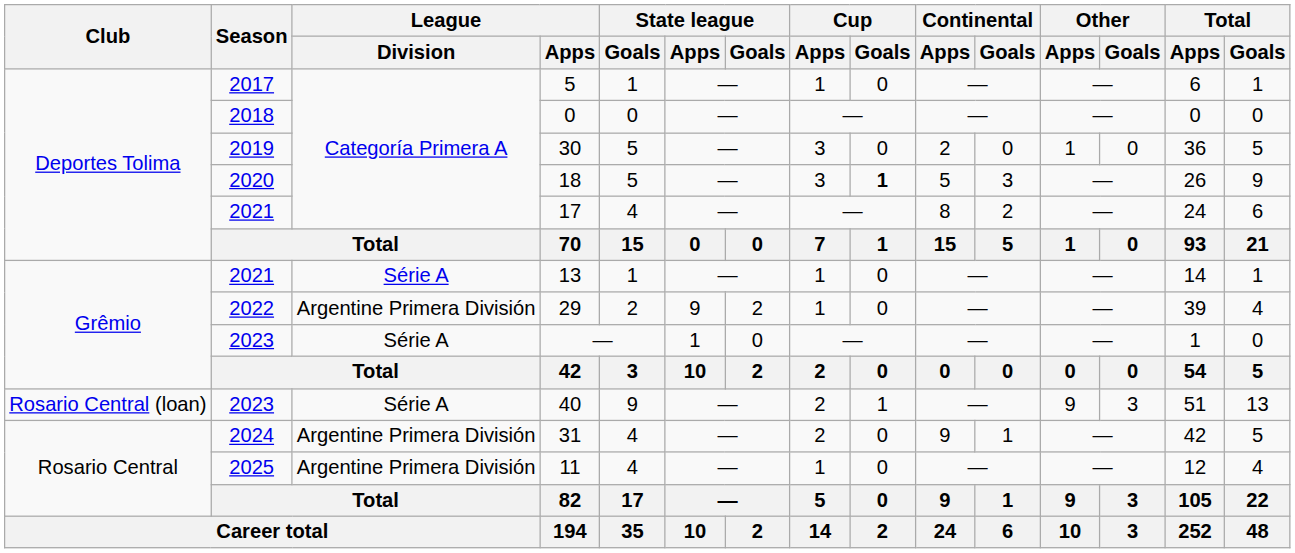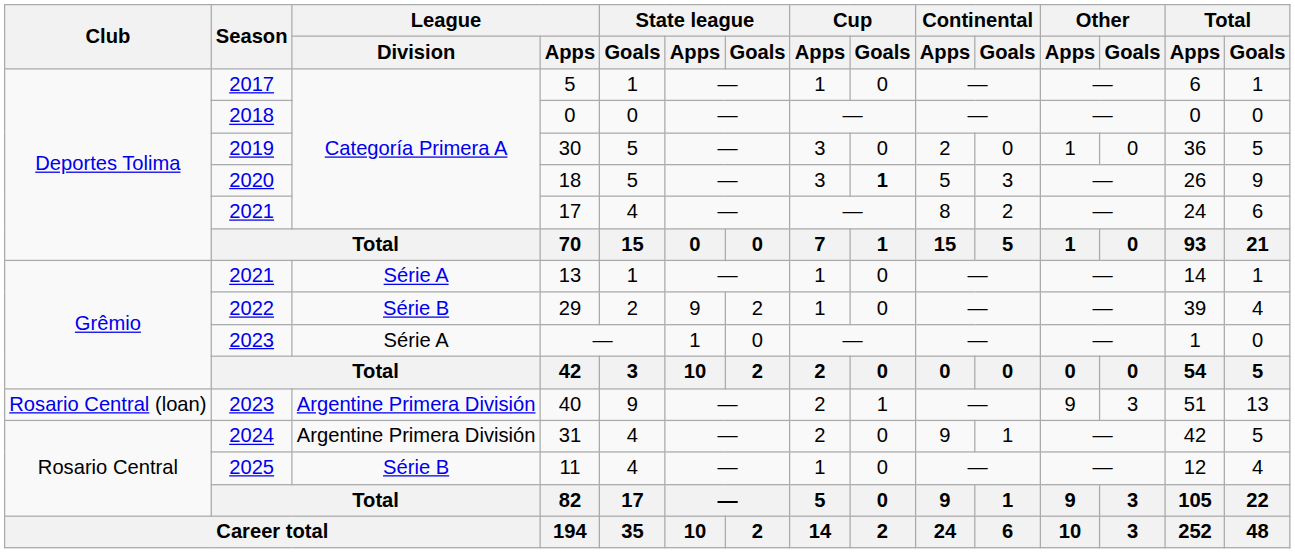(416, 308) Argentine Primera División -> (416, 308) Série B
(416, 404) Série A -> (416, 404) Argentine Primera División
(416, 468) Argentine Primera División -> (416, 468) Série B
